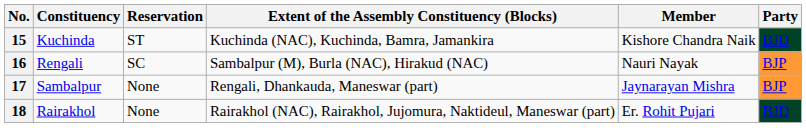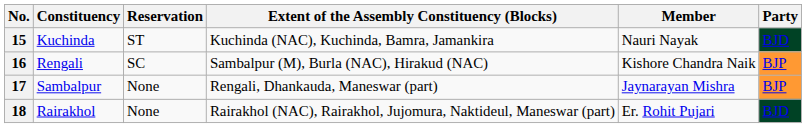(689, 39) Kishore Chandra Naik -> (660, 39) Nauri Nayak
(660, 63) Nauri Nayak -> (689, 63) Kishore Chandra Naik
